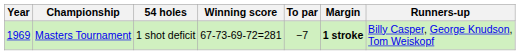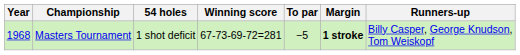(19, 35) 1969 -> (19, 35) 1968
(302, 35) −7 -> (302, 35) −5
